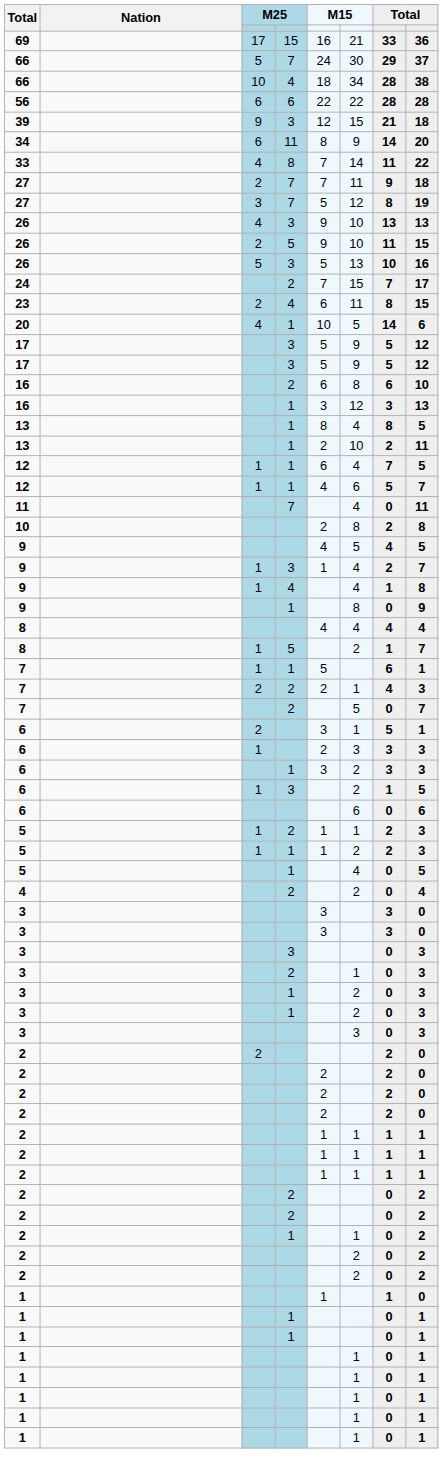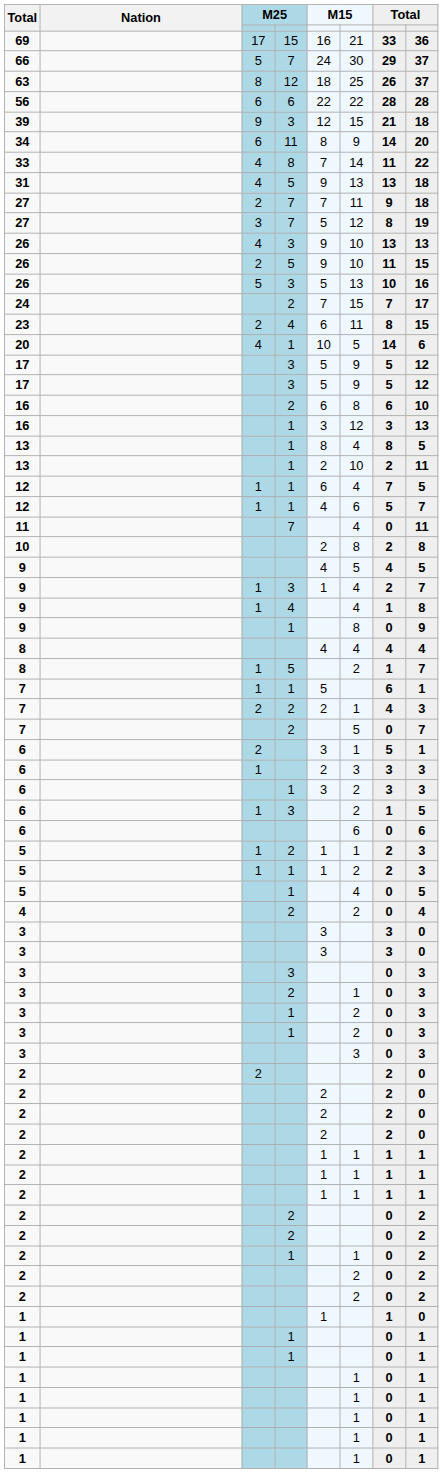- row: (22, 82)
+ row: (22, 82)
+ row: (22, 183)
